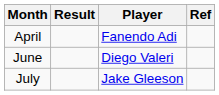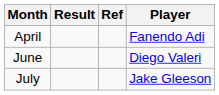columns swapped: (142, 15) <-> (201, 15)
